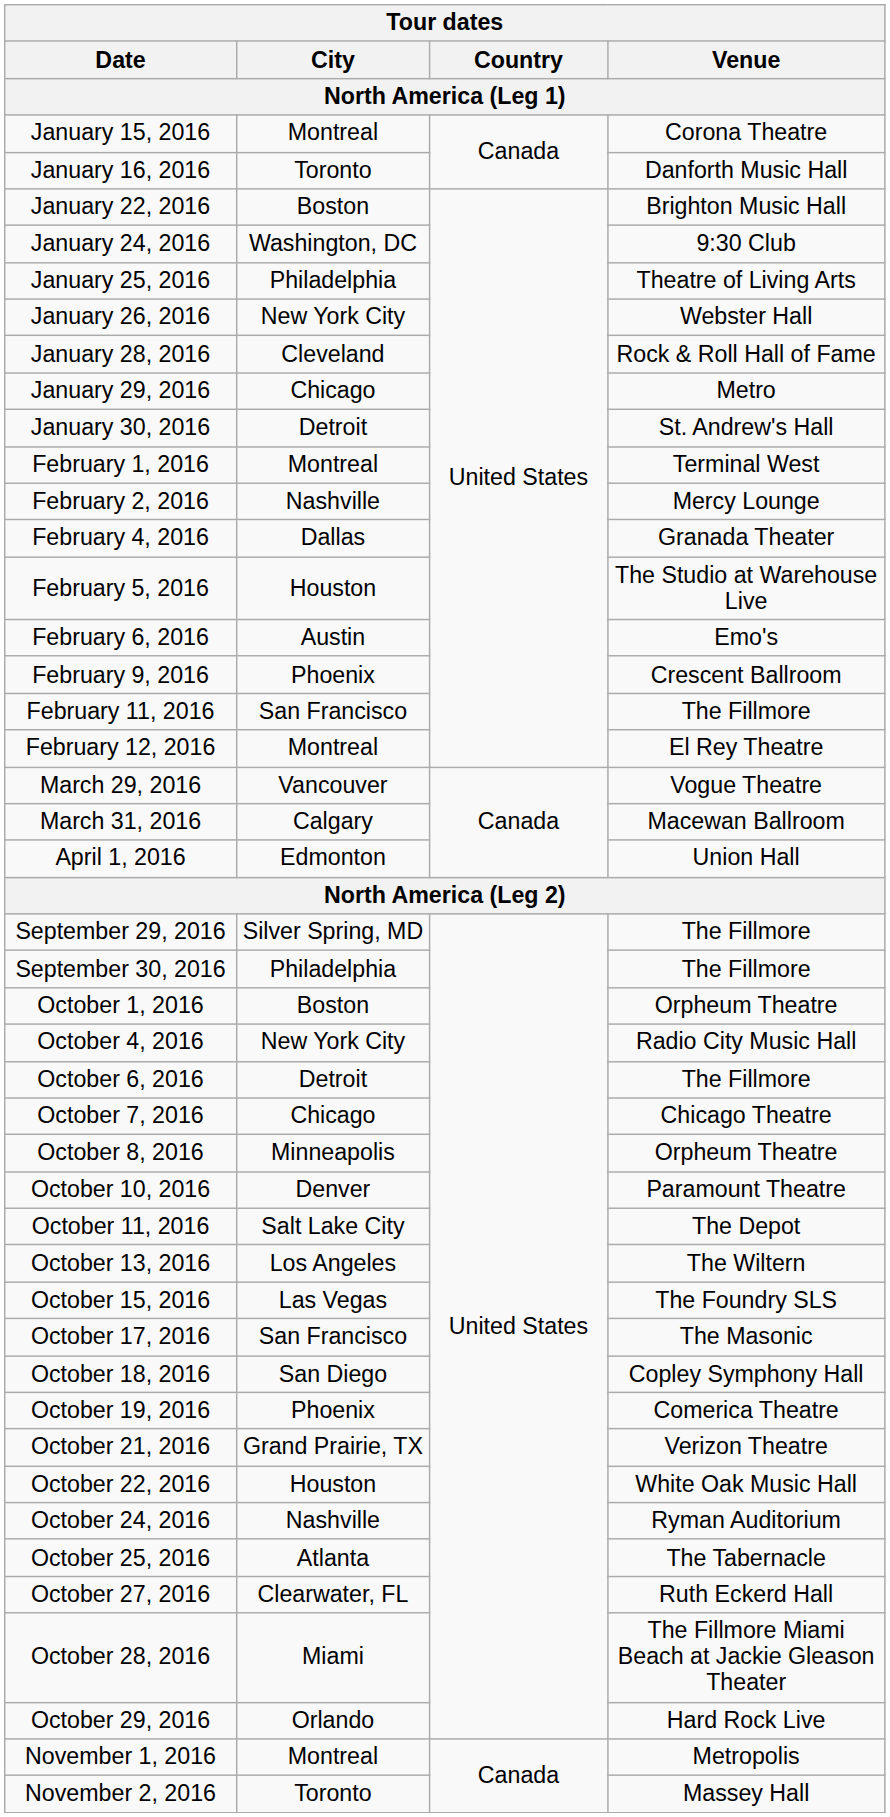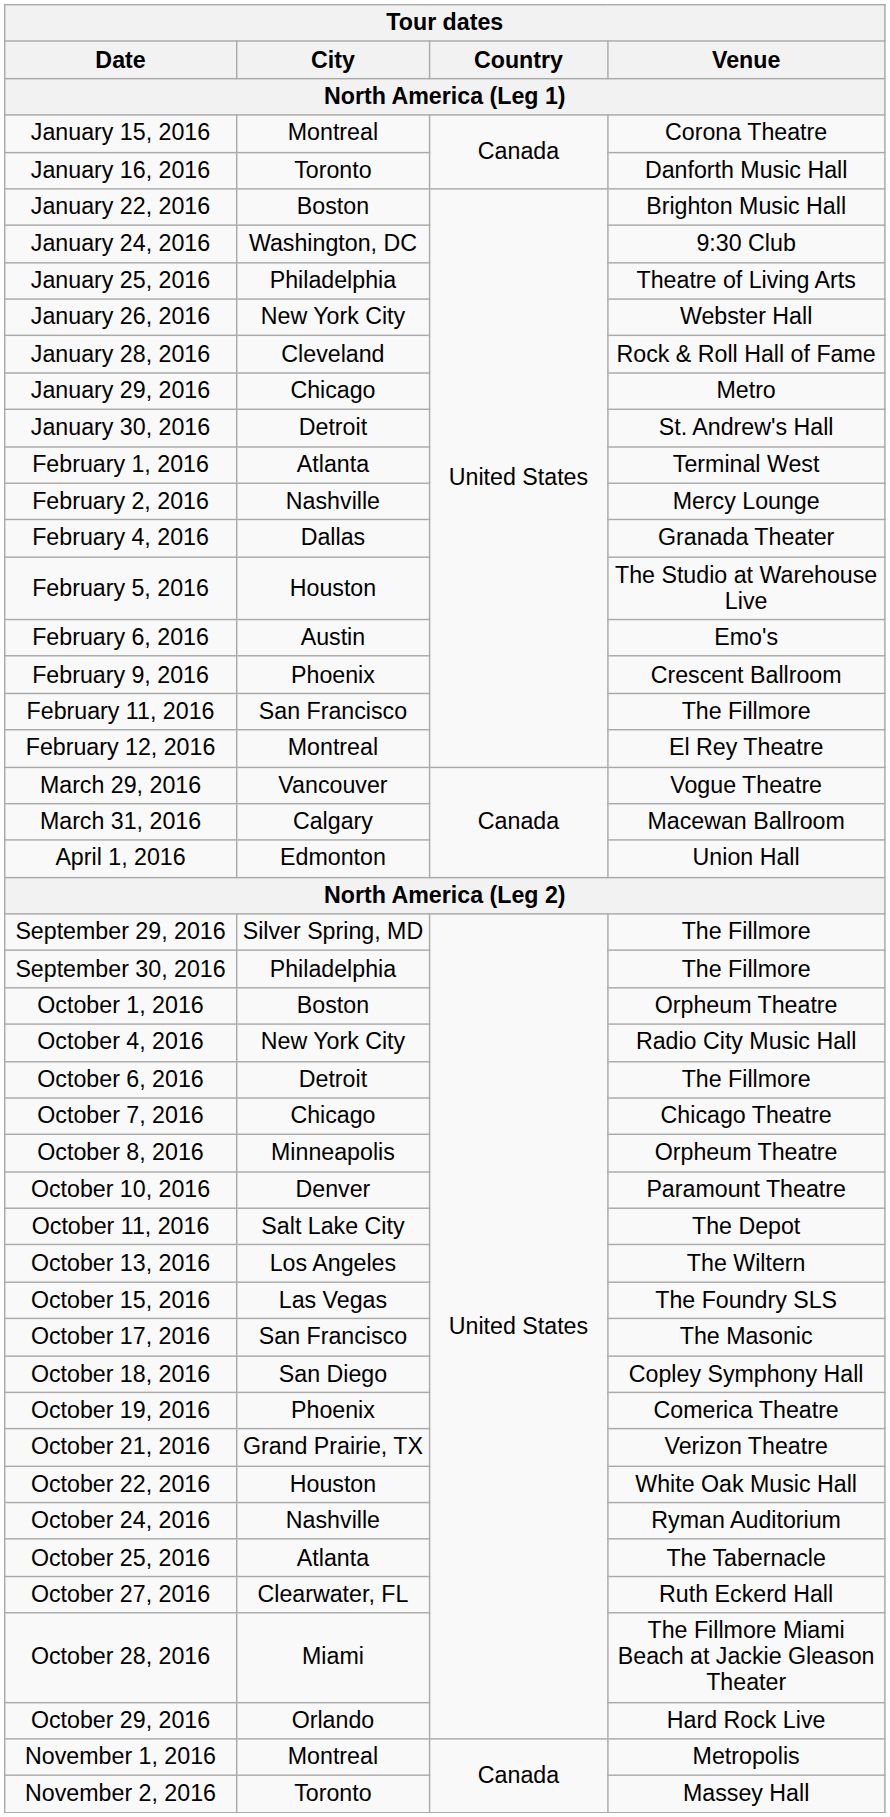(333, 464) Montreal -> (333, 464) Atlanta
